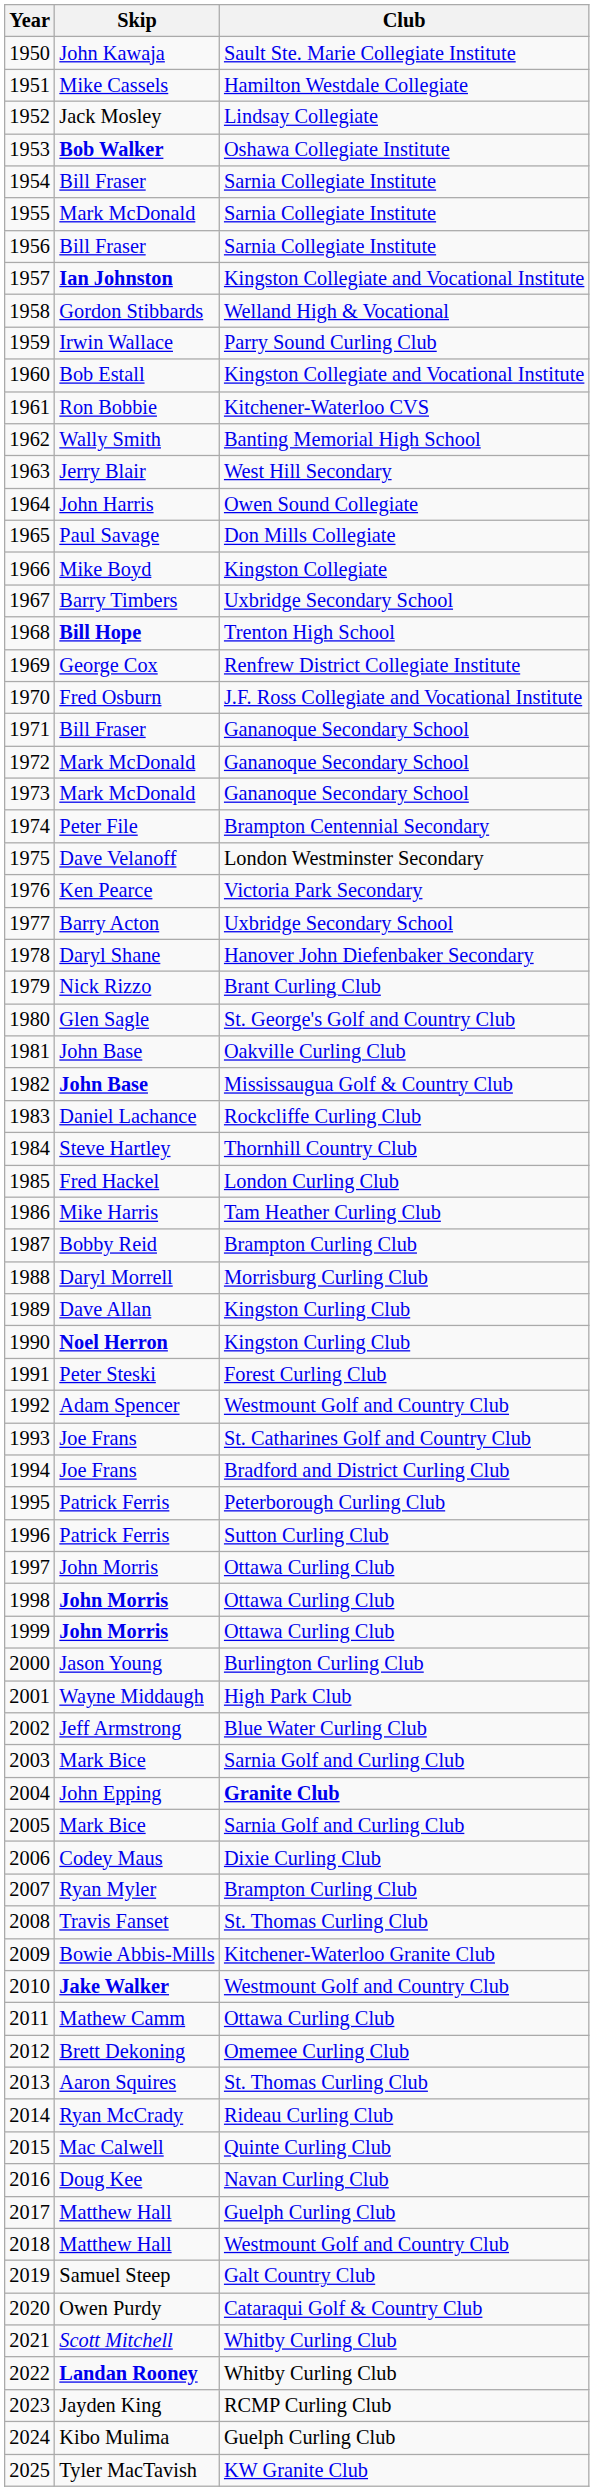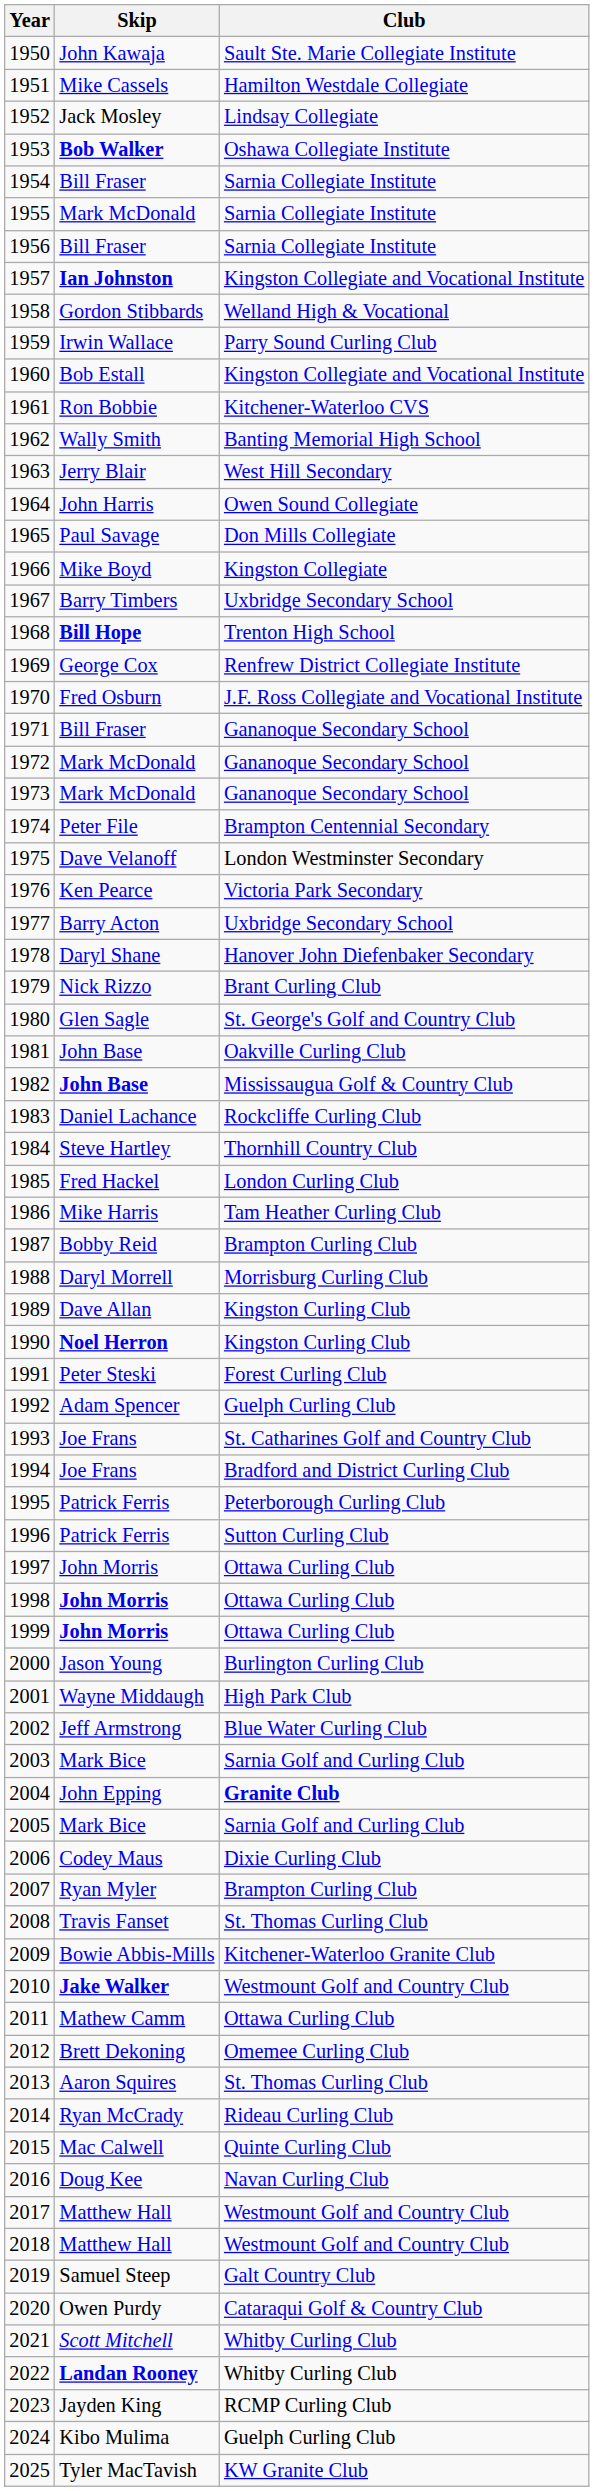(366, 1406) Westmount Golf and Country Club -> (310, 1406) Guelph Curling Club
(310, 2211) Guelph Curling Club -> (366, 2211) Westmount Golf and Country Club
